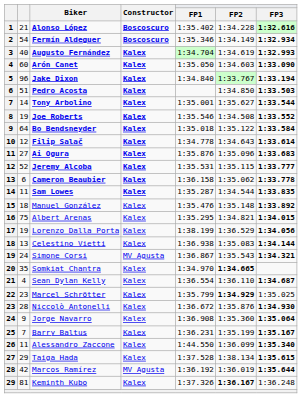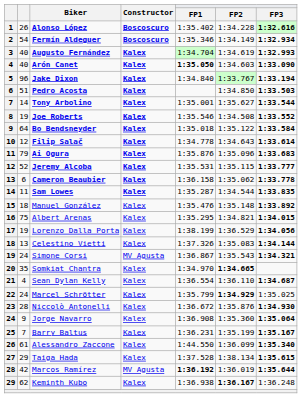(24, 27) 21 -> (24, 27) 26
(24, 65) 60 -> (24, 65) 40
(196, 65) normal -> (196, 65) bold
(24, 154) 27 -> (24, 154) 79
(196, 243) 1:36.938 -> (196, 243) 1:37.326
(24, 294) 23 -> (24, 294) 24
(24, 345) 11 -> (24, 345) 61
(196, 370) normal -> (196, 370) bold
(24, 383) 81 -> (24, 383) 62
(196, 383) 1:37.326 -> (196, 383) 1:36.938
